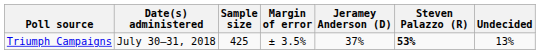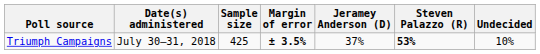(287, 41) normal -> (287, 41) bold
(505, 41) 13% -> (505, 41) 10%
